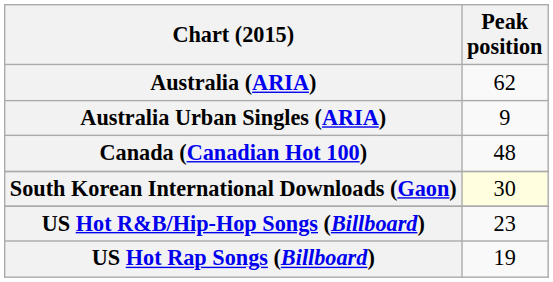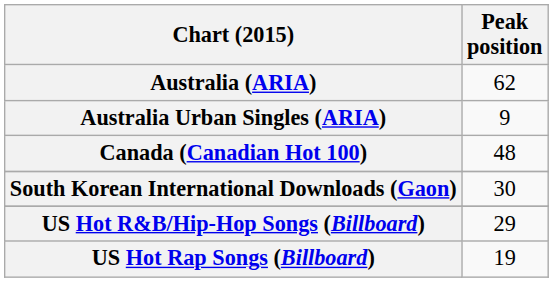(505, 188) lightyellow background -> (505, 188) no background
(505, 223) 23 -> (505, 223) 29
